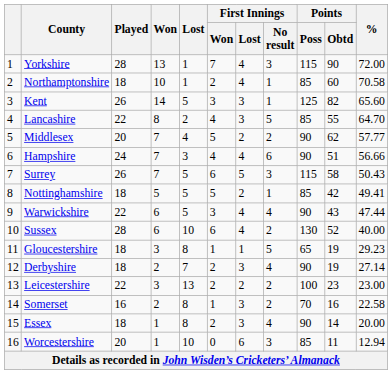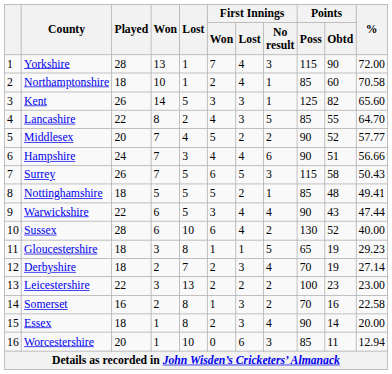(333, 138) 62 -> (333, 138) 52
(333, 193) 42 -> (333, 193) 48
(306, 267) 90 -> (306, 267) 70
